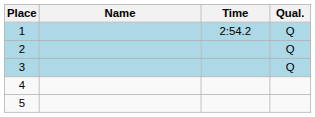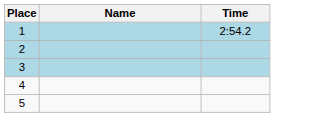- column: (290, 13)
